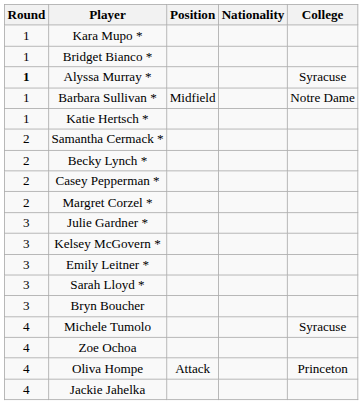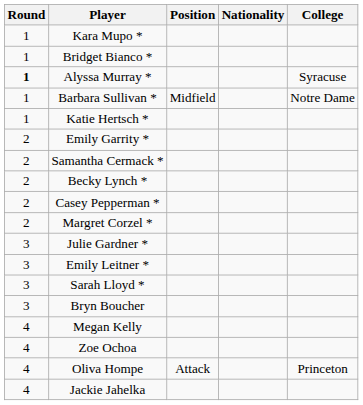+ row: (108, 139)
- row: (108, 243)
- row: (108, 327)
+ row: (108, 327)
